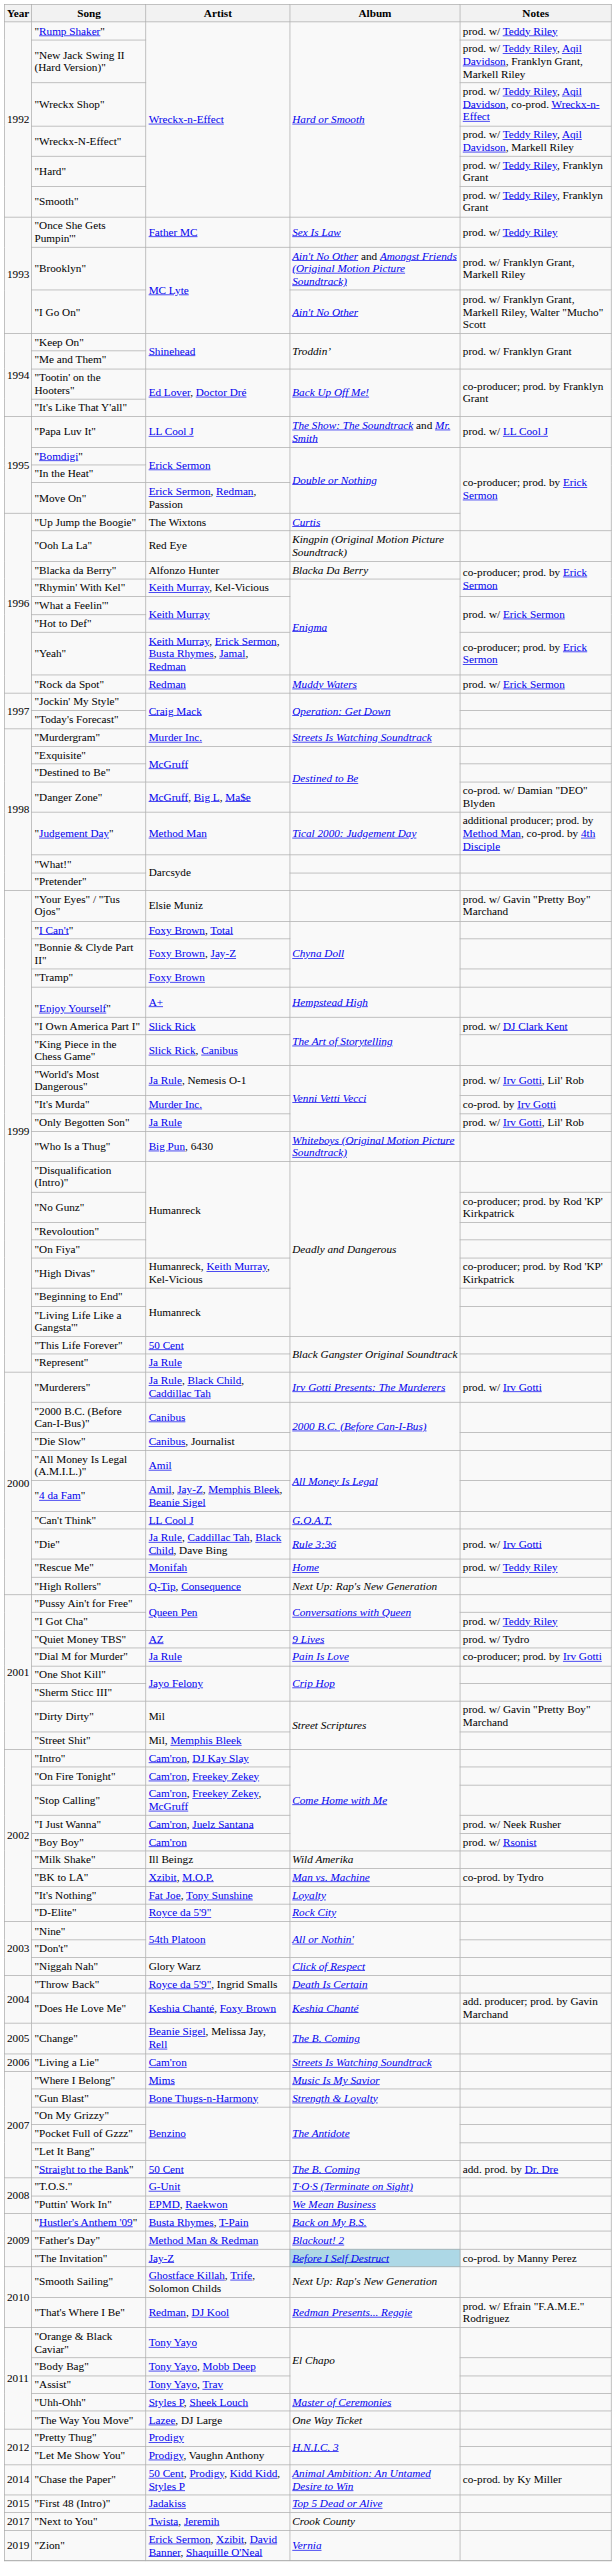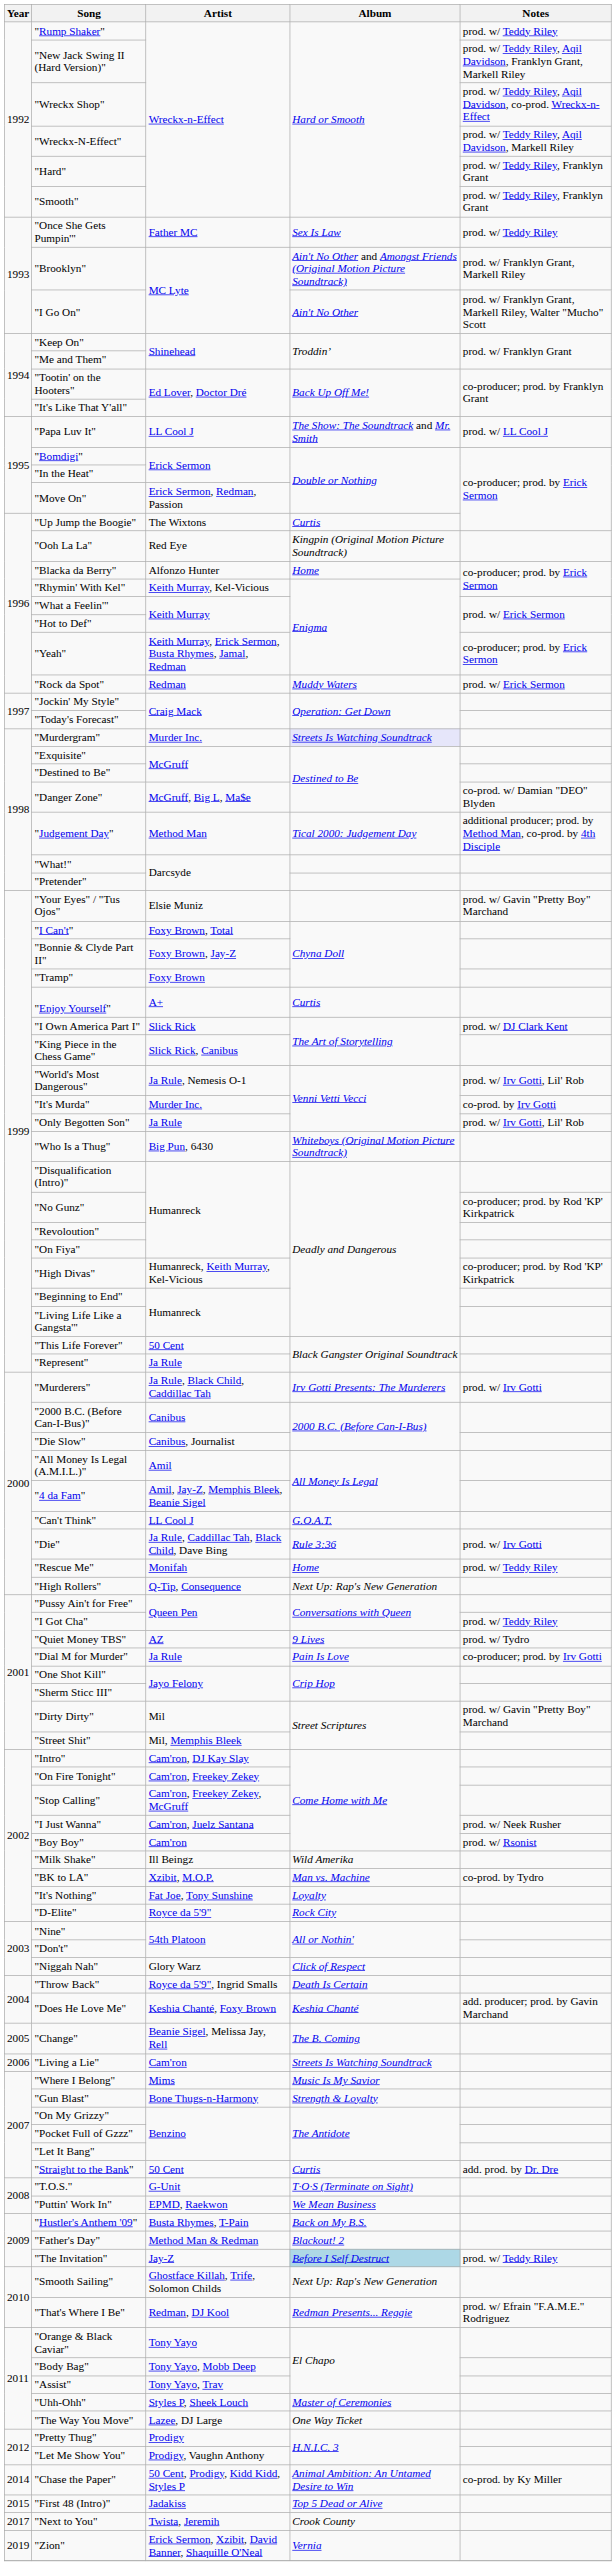(330, 570) Blacka Da Berry -> (306, 570) Home
(362, 737) no background -> (362, 737) lavender background
(330, 1002) Hempstead High -> (306, 1002) Curtis
(326, 2169) The B. Coming -> (306, 2169) Curtis
(520, 2258) co-prod. by Manny Perez -> (510, 2258) prod. w/ Teddy Riley
